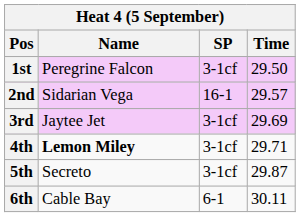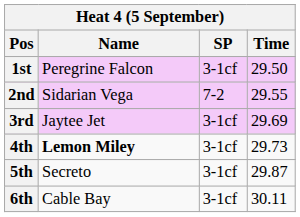(218, 95) 16-1 -> (214, 95) 7-2
(269, 95) 29.57 -> (269, 95) 29.55
(269, 146) 29.71 -> (269, 146) 29.73
(214, 198) 6-1 -> (220, 198) 3-1cf
